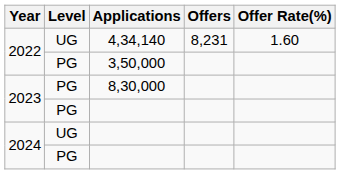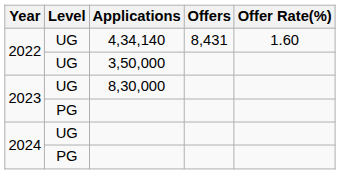(209, 40) 8,231 -> (209, 40) 8,431
(67, 63) PG -> (67, 63) UG
(67, 86) PG -> (67, 86) UG
